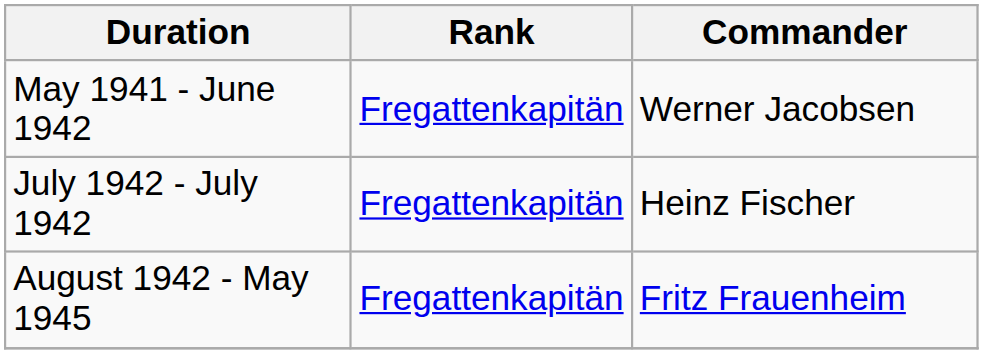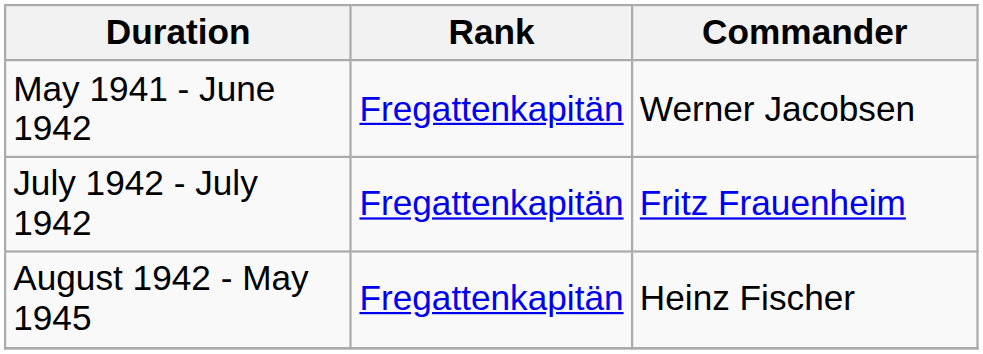(747, 203) Heinz Fischer -> (773, 203) Fritz Frauenheim
(773, 298) Fritz Frauenheim -> (747, 298) Heinz Fischer
